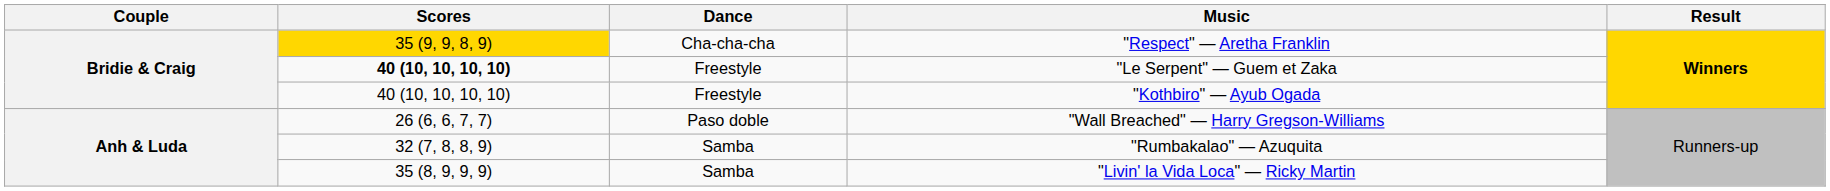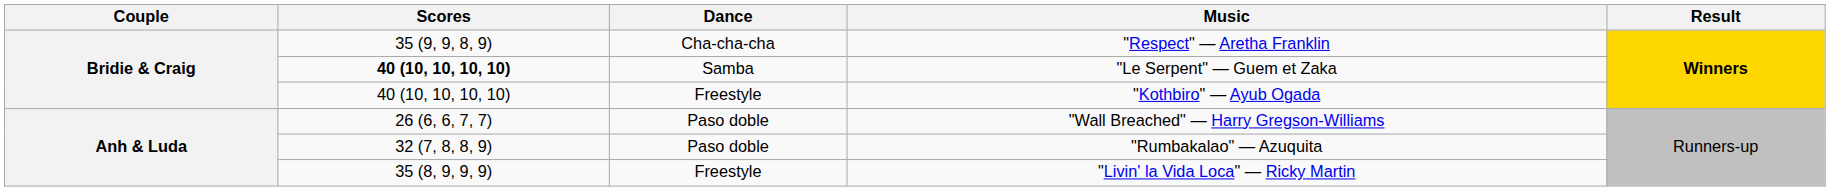(444, 43) gold background -> (444, 43) no background
(728, 69) Freestyle -> (728, 69) Samba
(728, 146) Samba -> (728, 146) Paso doble
(728, 172) Samba -> (728, 172) Freestyle
